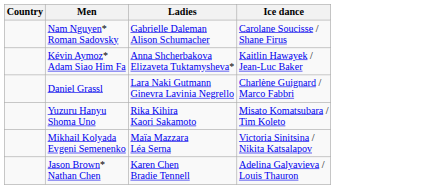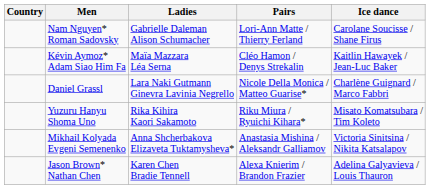+ column: (284, 12)
(182, 61) Anna Shcherbakova Elizaveta Tuktamysheva* -> (159, 61) Maïa Mazzara Léa Serna
(159, 143) Maïa Mazzara Léa Serna -> (182, 143) Anna Shcherbakova Elizaveta Tuktamysheva*
